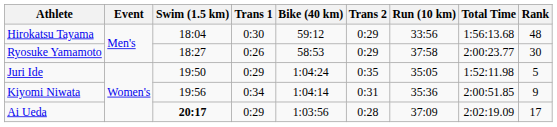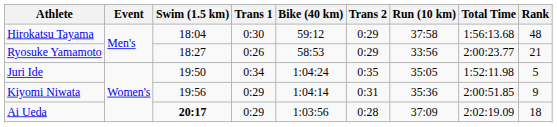(424, 34) 33:56 -> (424, 34) 37:58
(424, 53) 37:58 -> (424, 53) 33:56
(535, 53) 30 -> (535, 53) 21
(254, 73) 0:29 -> (254, 73) 0:34
(254, 92) 0:34 -> (254, 92) 0:29
(535, 112) 17 -> (535, 112) 18
